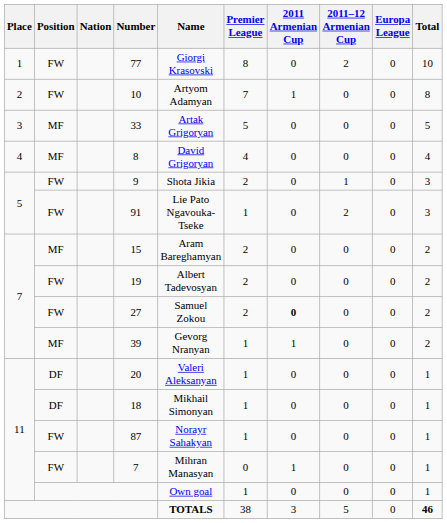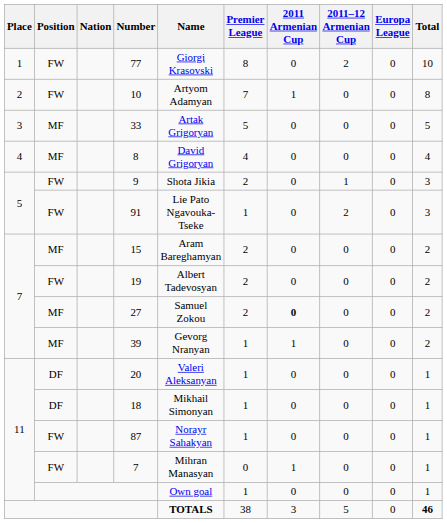(56, 312) FW -> (56, 312) MF
